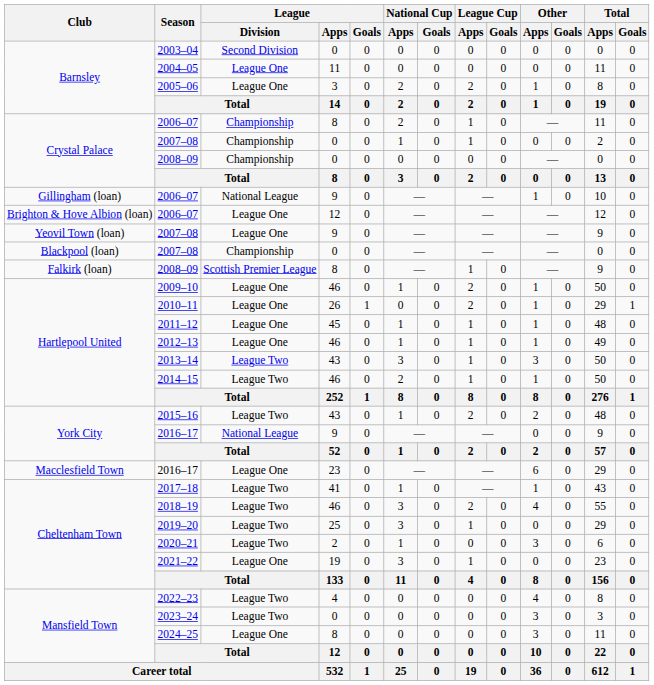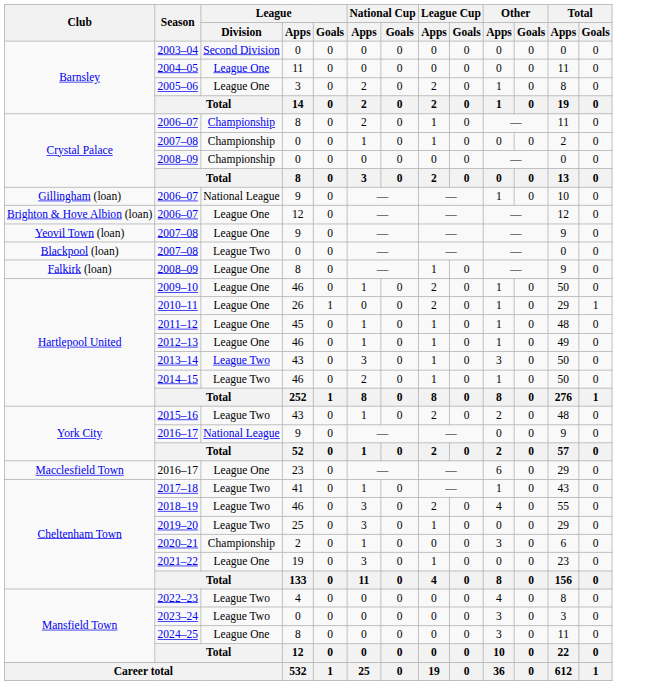(260, 251) Championship -> (241, 251) League Two
(260, 269) Scottish Premier League -> (241, 269) League One
(260, 543) League Two -> (241, 543) Championship
